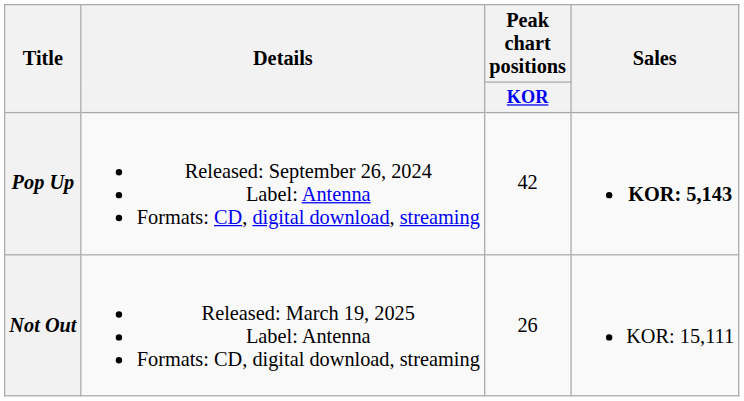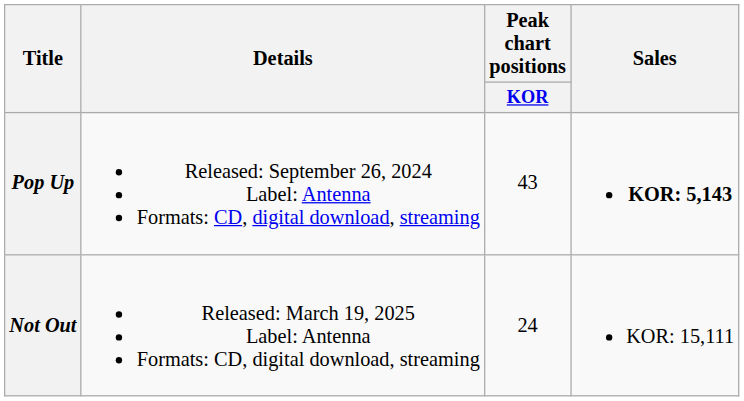(528, 183) 42 -> (528, 183) 43
(528, 324) 26 -> (528, 324) 24
